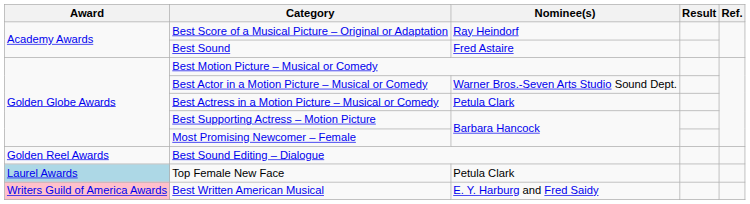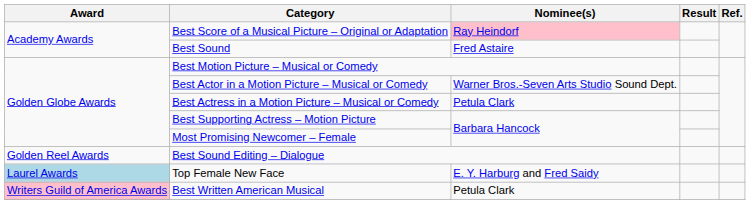(486, 31) no background -> (486, 31) pink background
(484, 173) Petula Clark -> (526, 173) E. Y. Harburg and Fred Saidy
(526, 191) E. Y. Harburg and Fred Saidy -> (484, 191) Petula Clark
